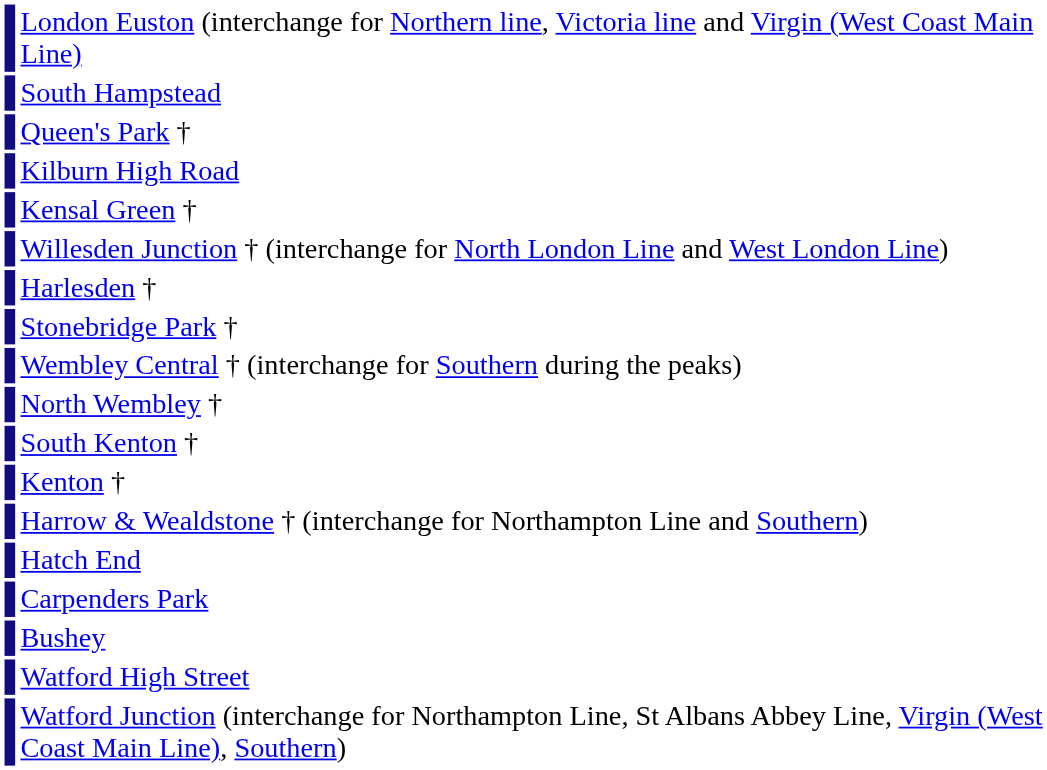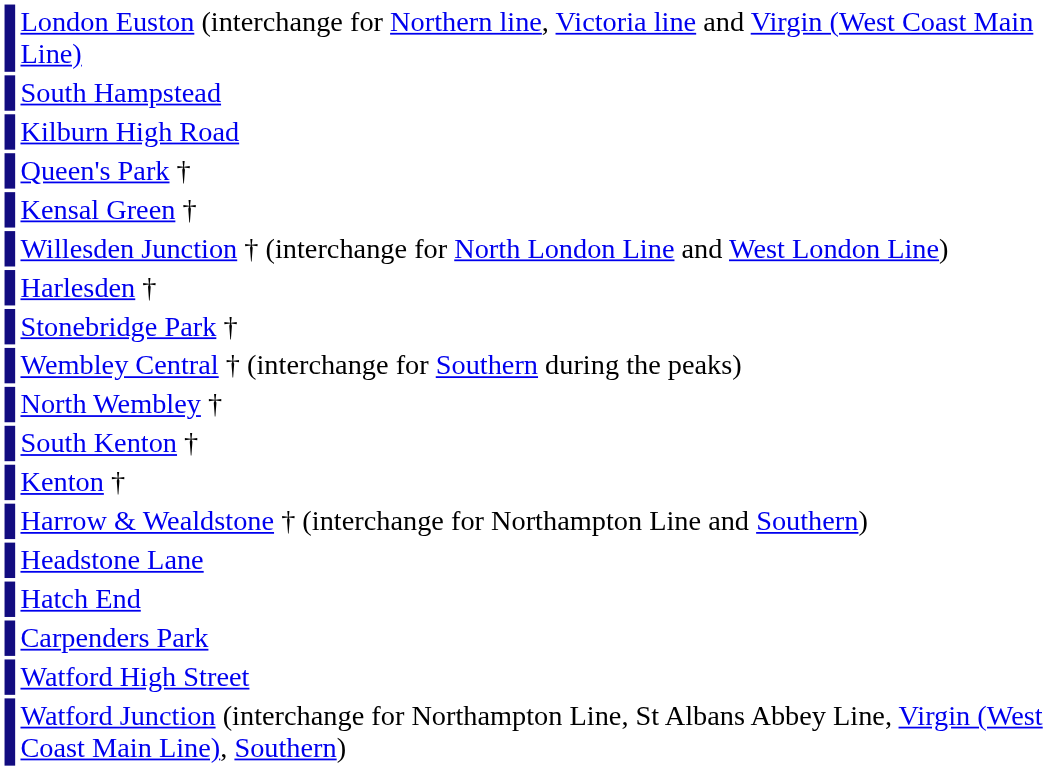rows swapped: (130, 170) <-> (106, 131)
+ row: (112, 559)
- row: (63, 637)
